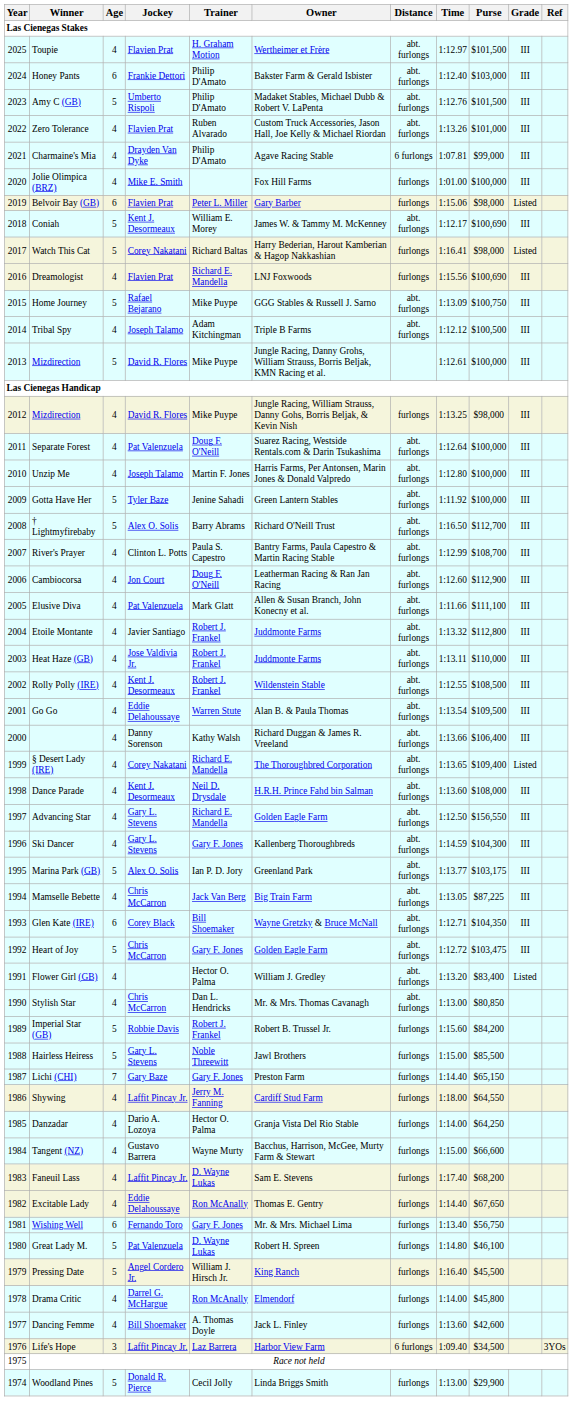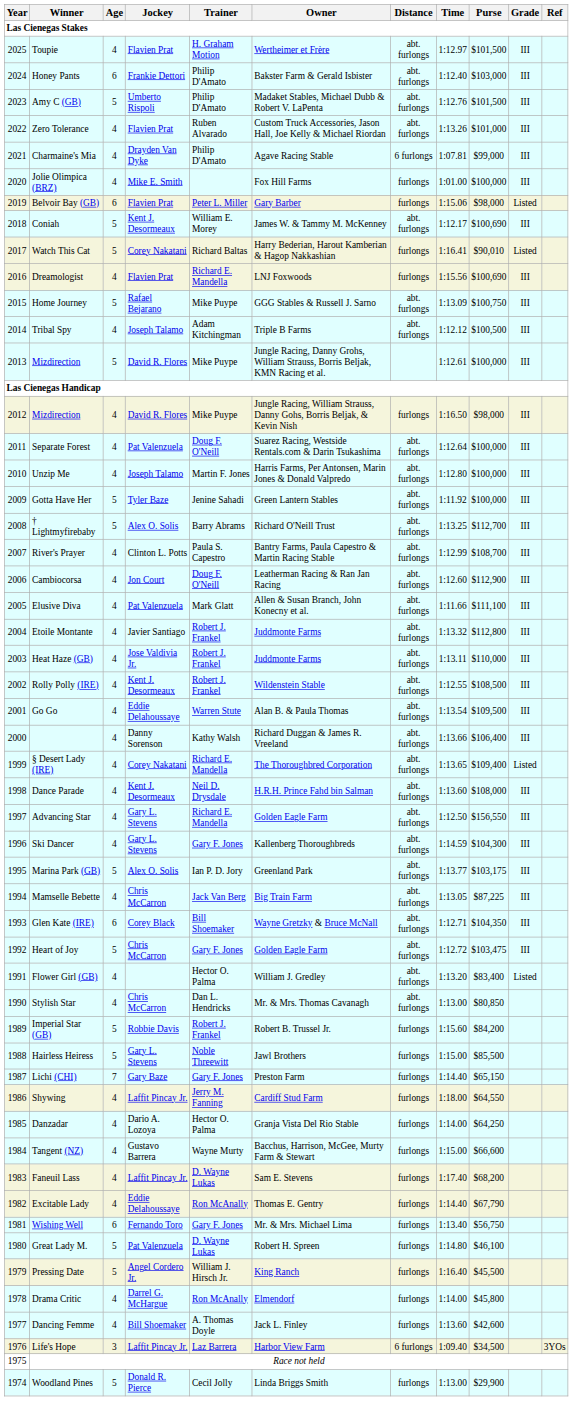(489, 250) $98,000 -> (489, 250) $90,010
(453, 414) 1:13.25 -> (453, 414) 1:16.50
(453, 526) 1:16.50 -> (453, 526) 1:13.25
(489, 1204) $67,650 -> (489, 1204) $67,790
